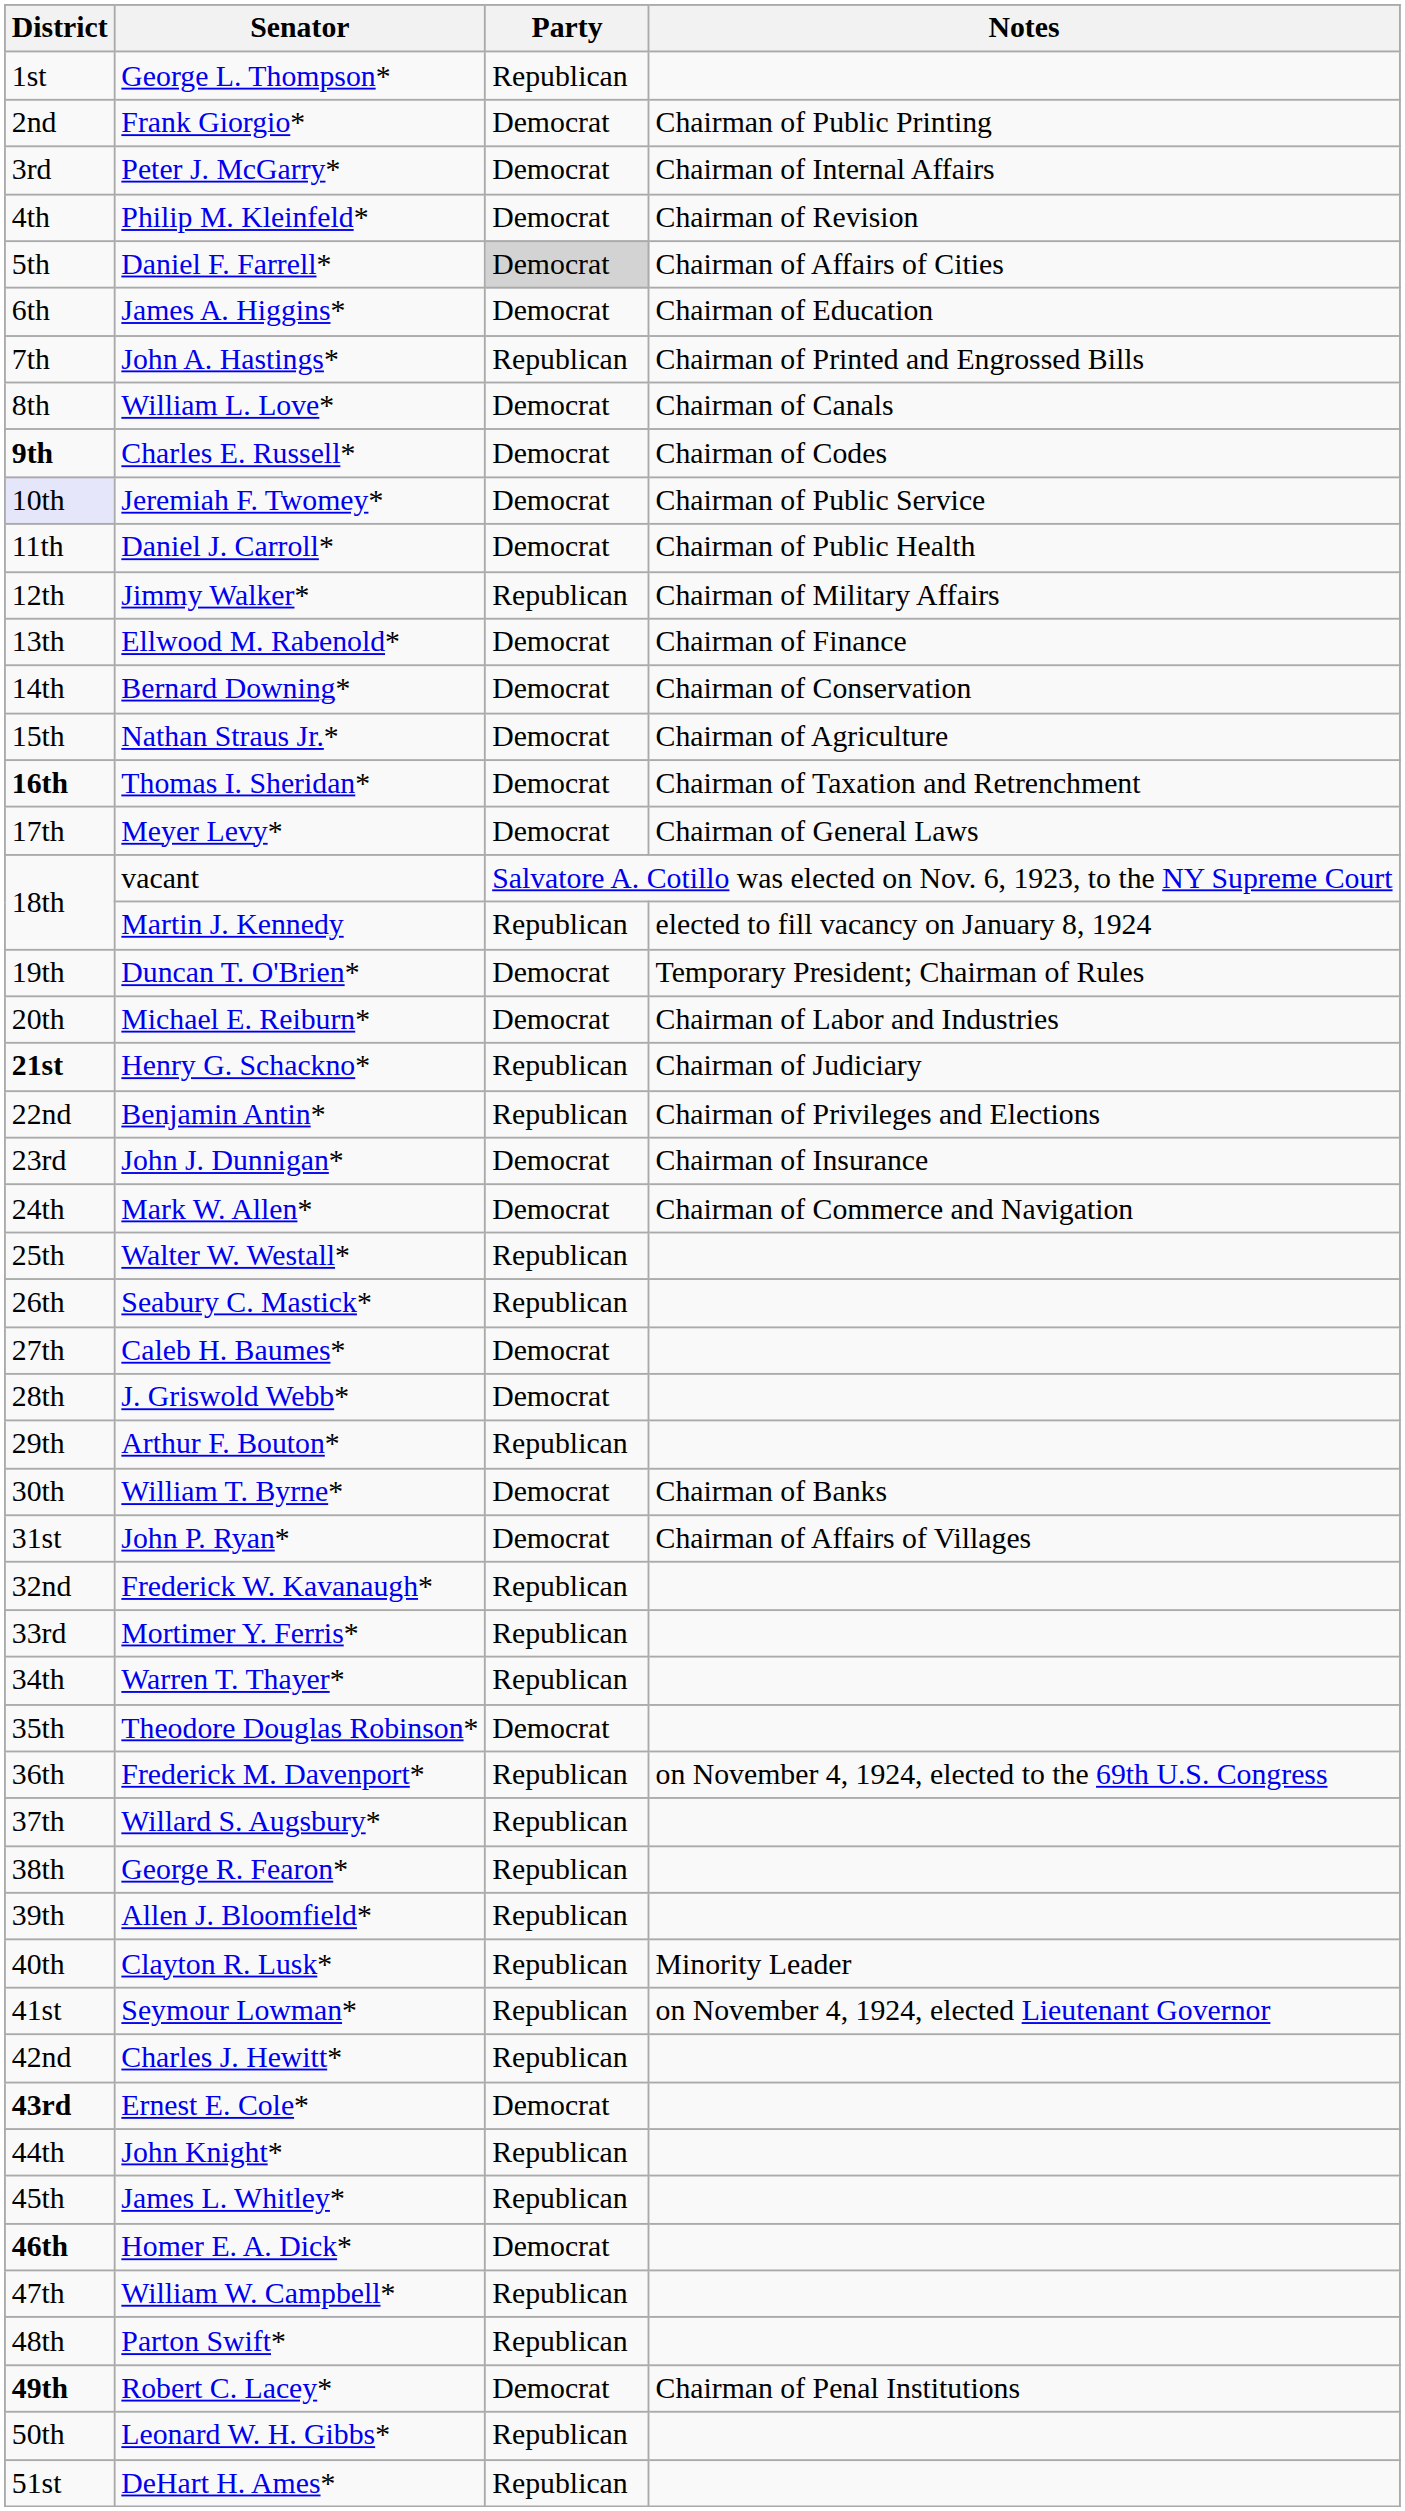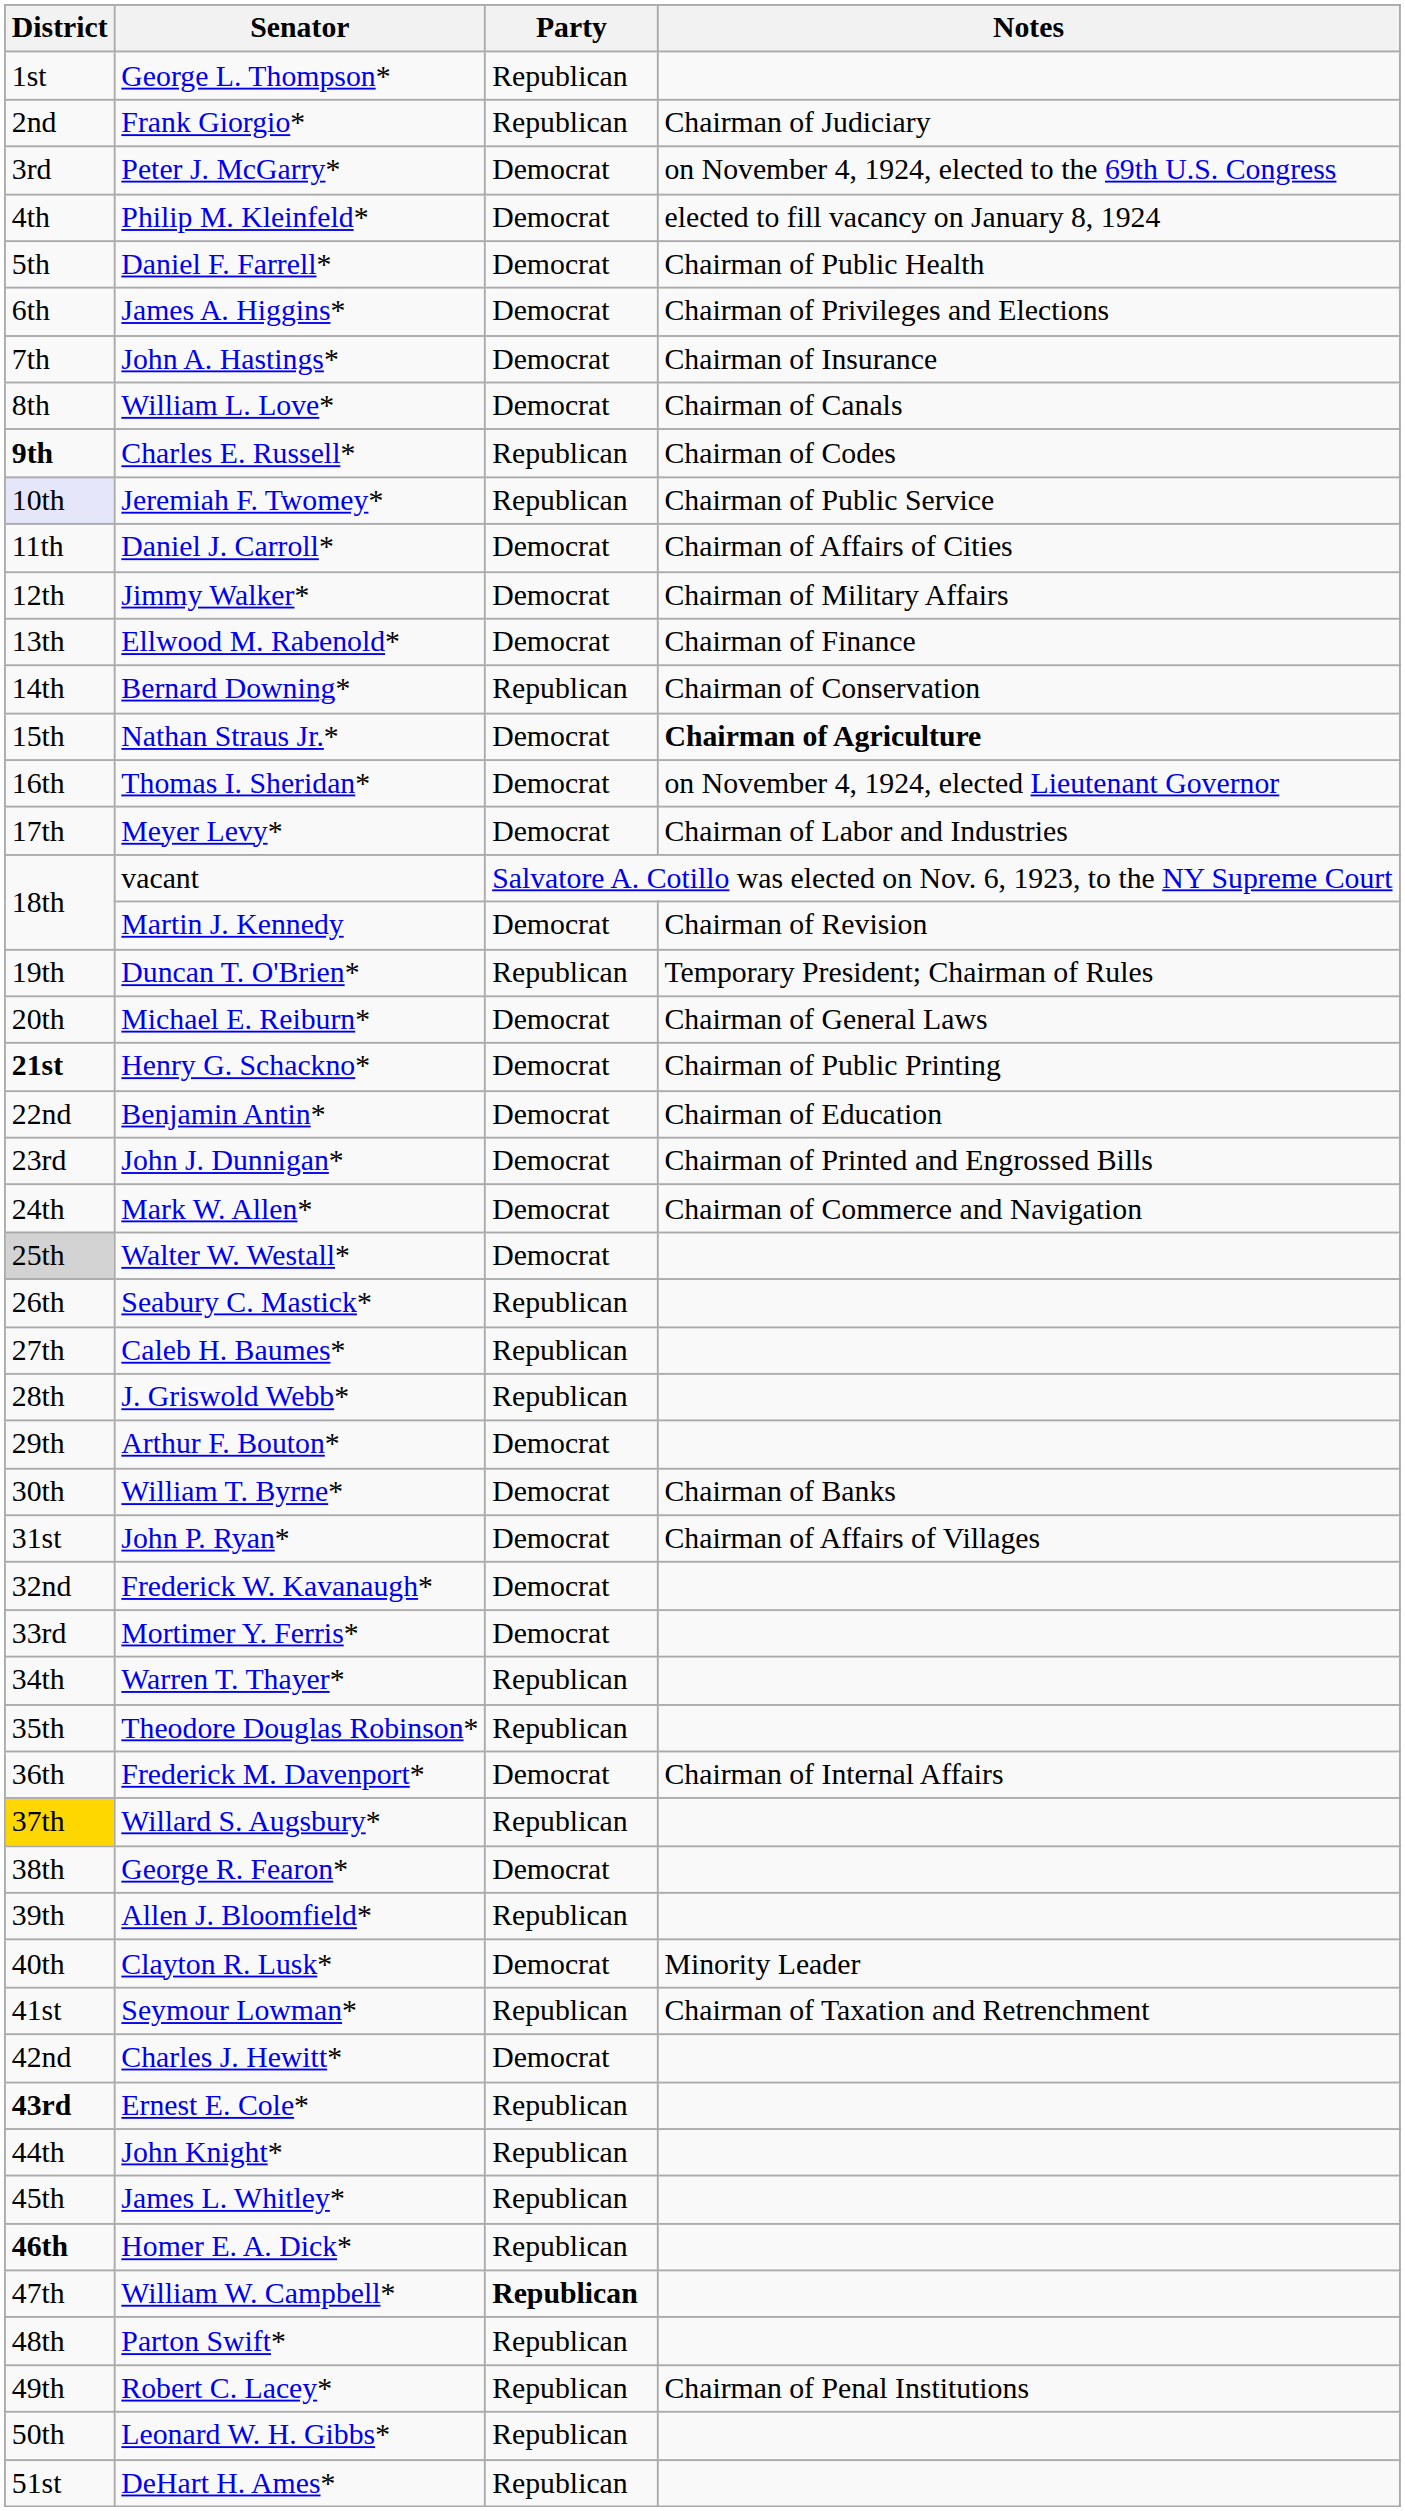(551, 122) Democrat -> (560, 122) Republican
(824, 122) Chairman of Public Printing -> (798, 122) Chairman of Judiciary
(825, 169) Chairman of Internal Affairs -> (1000, 169) on November 4, 1924, elected to the 69th U.S. Congress
(787, 216) Chairman of Revision -> (912, 216) elected to fill vacancy on January 8, 1924
(551, 264) lightgrey background -> (551, 264) no background
(830, 264) Chairman of Affairs of Cities -> (824, 264) Chairman of Public Health
(794, 311) Chairman of Education -> (887, 311) Chairman of Privileges and Elections
(560, 358) Republican -> (551, 358) Democrat
(900, 358) Chairman of Printed and Engrossed Bills -> (801, 358) Chairman of Insurance
(551, 452) Democrat -> (560, 452) Republican
(551, 500) Democrat -> (560, 500) Republican
(815, 547) Chairman of Public Health -> (839, 547) Chairman of Affairs of Cities
(560, 594) Republican -> (551, 594) Democrat
(551, 688) Democrat -> (560, 688) Republican
(802, 736) normal -> (823, 736) bold
(40, 783) bold -> (38, 783) normal
(898, 783) Chairman of Taxation and Retrenchment -> (972, 783) on November 4, 1924, elected Lieutenant Governor
(817, 830) Chairman of General Laws -> (866, 830) Chairman of Labor and Industries
(560, 924) Republican -> (551, 924) Democrat
(903, 924) elected to fill vacancy on January 8, 1924 -> (796, 924) Chairman of Revision
(551, 972) Democrat -> (560, 972) Republican
(857, 1019) Chairman of Labor and Industries -> (826, 1019) Chairman of General Laws
(560, 1066) Republican -> (551, 1066) Democrat
(789, 1066) Chairman of Judiciary -> (833, 1066) Chairman of Public Printing
(560, 1113) Republican -> (551, 1113) Democrat
(878, 1113) Chairman of Privileges and Elections -> (803, 1113) Chairman of Education
(792, 1160) Chairman of Insurance -> (909, 1160) Chairman of Printed and Engrossed Bills
(38, 1255) no background -> (38, 1255) lightgrey background
(560, 1255) Republican -> (551, 1255) Democrat
(551, 1349) Democrat -> (560, 1349) Republican
(551, 1396) Democrat -> (560, 1396) Republican
(560, 1444) Republican -> (551, 1444) Democrat
(560, 1585) Republican -> (551, 1585) Democrat
(560, 1632) Republican -> (551, 1632) Democrat
(551, 1727) Democrat -> (560, 1727) Republican
(560, 1774) Republican -> (551, 1774) Democrat
(992, 1774) on November 4, 1924, elected to the 69th U.S. Congress -> (834, 1774) Chairman of Internal Affairs
(38, 1821) no background -> (38, 1821) gold background
(560, 1868) Republican -> (551, 1868) Democrat
(560, 1963) Republican -> (551, 1963) Democrat
(963, 2010) on November 4, 1924, elected Lieutenant Governor -> (907, 2010) Chairman of Taxation and Retrenchment
(560, 2057) Republican -> (551, 2057) Democrat
(551, 2104) Democrat -> (560, 2104) Republican
(551, 2246) Democrat -> (560, 2246) Republican
(560, 2293) normal -> (565, 2293) bold
(40, 2387) bold -> (38, 2387) normal
(551, 2387) Democrat -> (560, 2387) Republican
